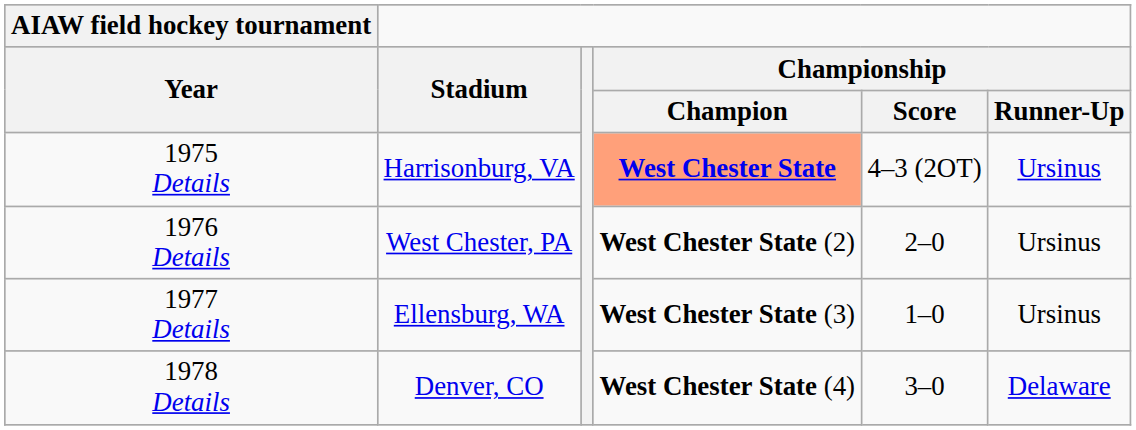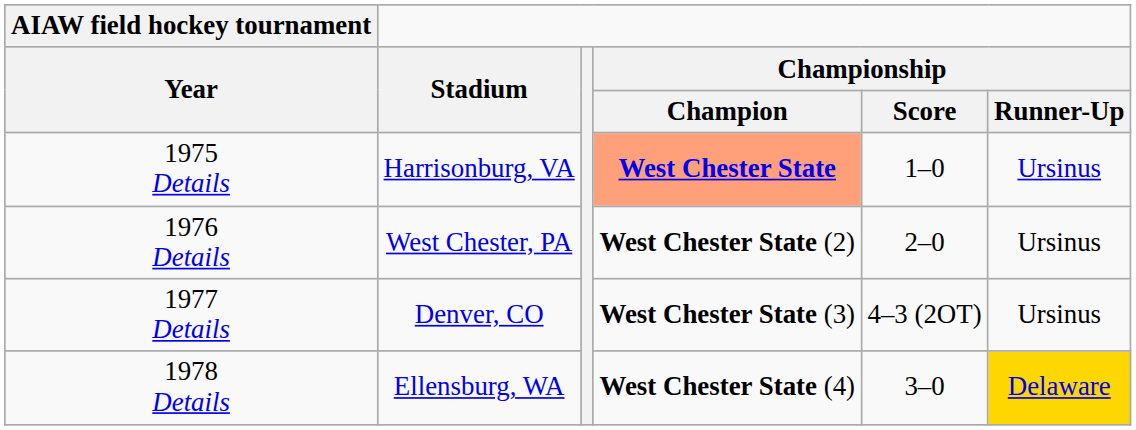(925, 168) 4–3 (2OT) -> (925, 168) 1–0
(479, 314) Ellensburg, WA -> (479, 314) Denver, CO
(925, 314) 1–0 -> (925, 314) 4–3 (2OT)
(479, 387) Denver, CO -> (479, 387) Ellensburg, WA
(1059, 387) no background -> (1059, 387) gold background
